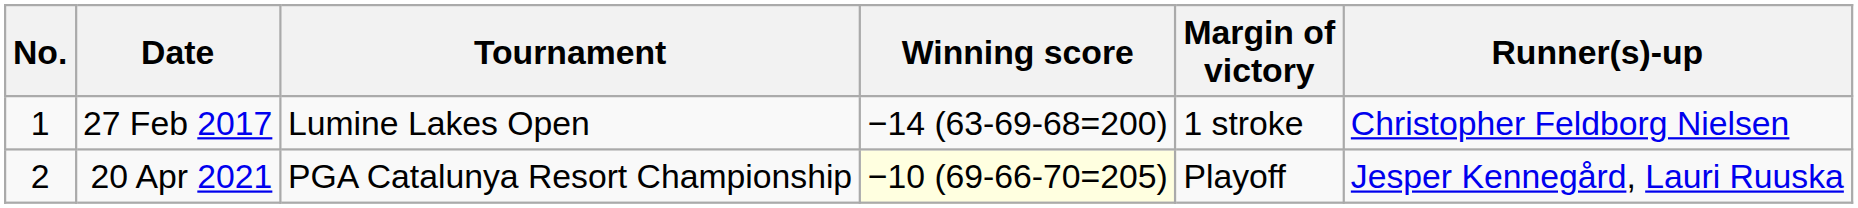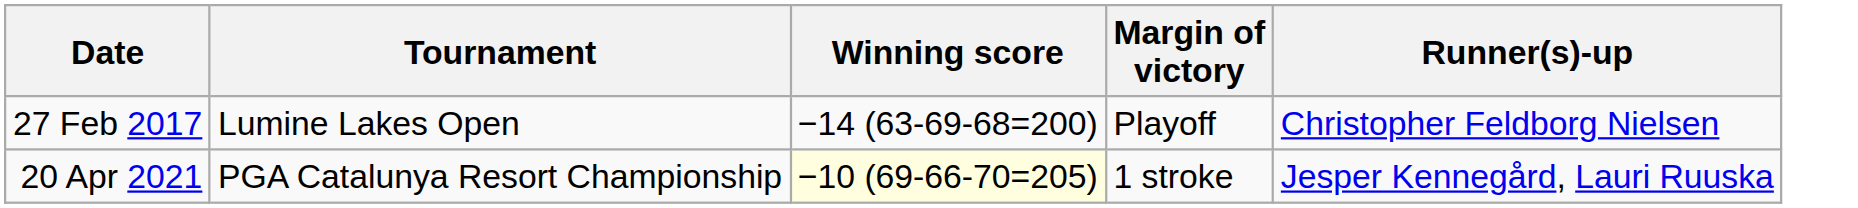- column: (40, 51)
(1243, 123) 1 stroke -> (1165, 123) Playoff
(1235, 177) Playoff -> (1173, 177) 1 stroke
